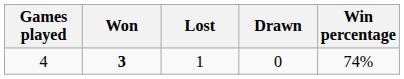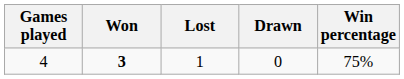(358, 61) 74% -> (358, 61) 75%
